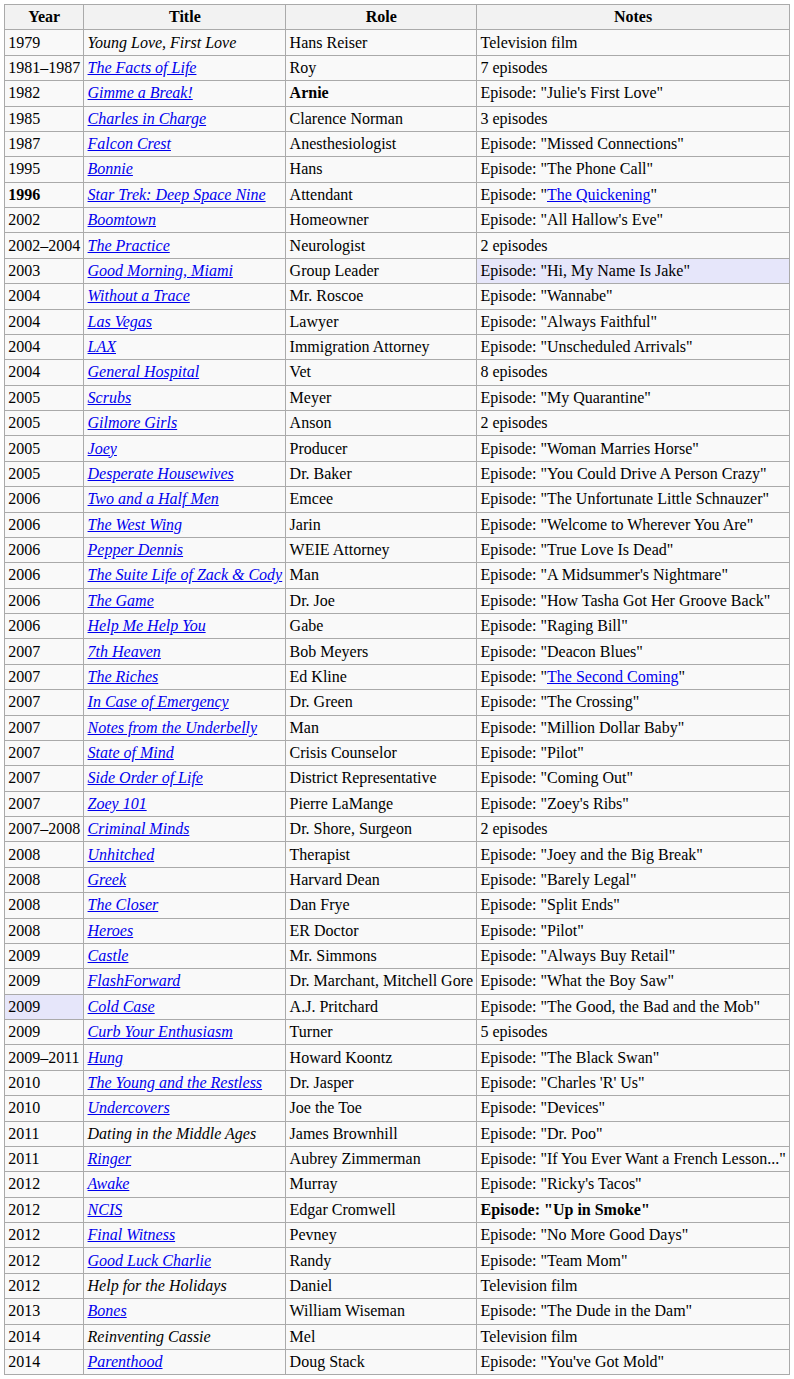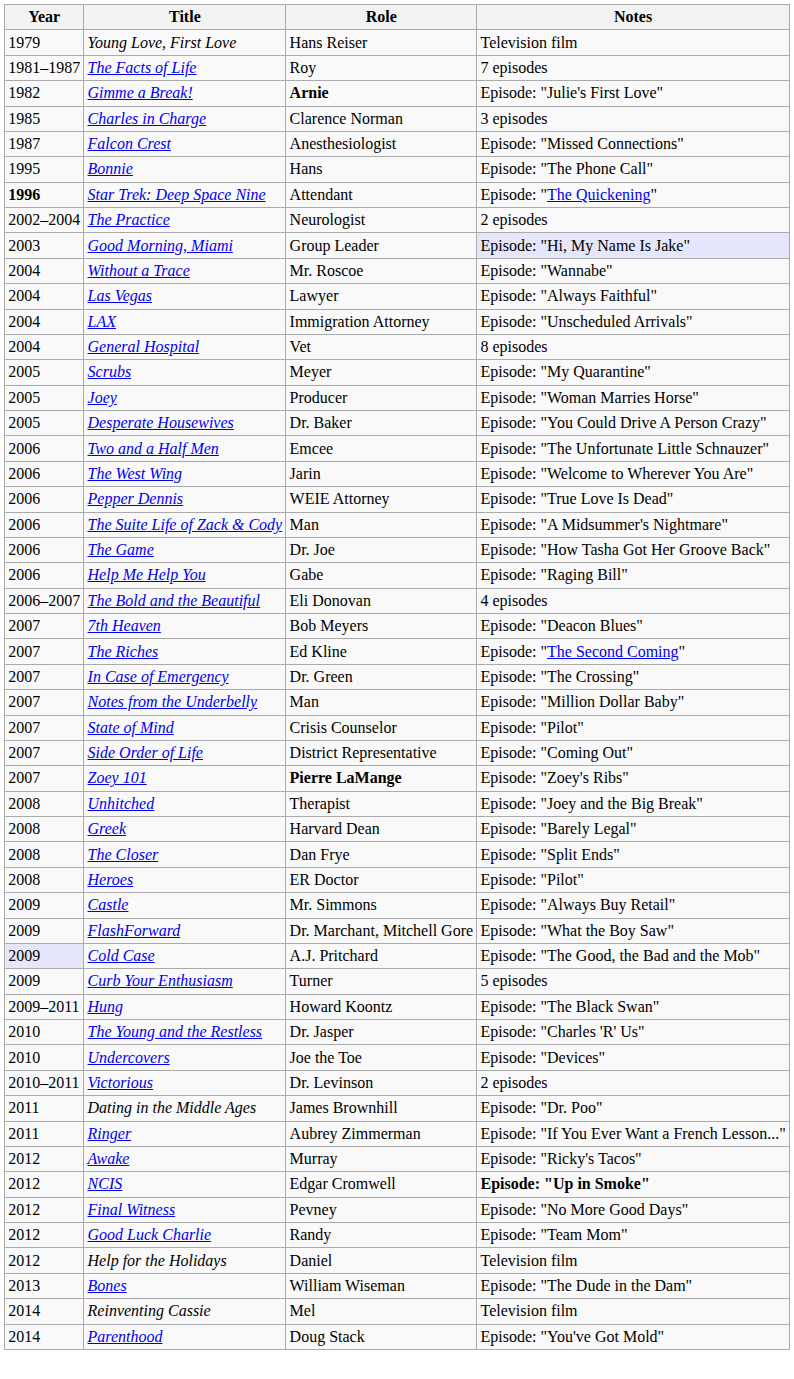- row: (122, 220)
- row: (132, 423)
+ row: (174, 600)
(341, 803) normal -> (346, 778) bold
- row: (138, 829)
+ row: (120, 1082)
